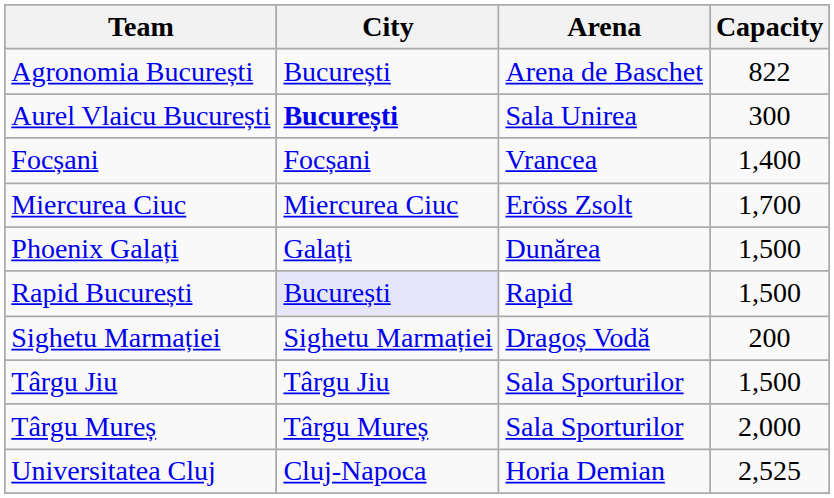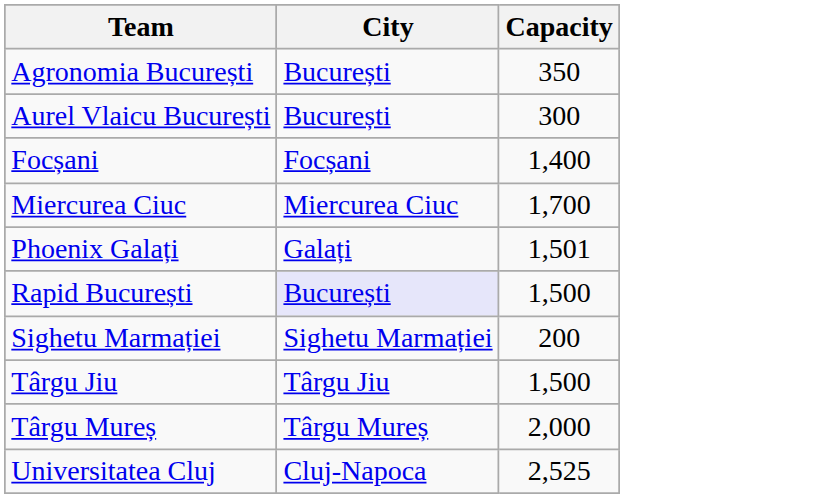- column: (604, 26)
(770, 71) 822 -> (559, 71) 350
(341, 115) bold -> (337, 115) normal
(770, 248) 1,500 -> (559, 248) 1,501
